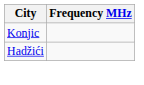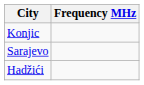+ row: (28, 51)
